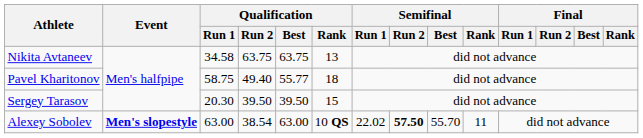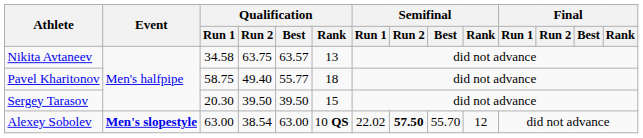(294, 57) 63.75 -> (294, 57) 63.57
(481, 122) 11 -> (481, 122) 12
